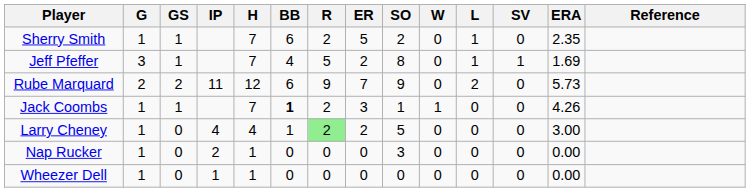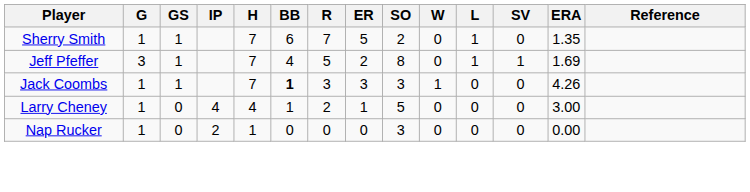(327, 38) 2 -> (327, 38) 7
(566, 38) 2.35 -> (566, 38) 1.35
- row: (64, 84)
(327, 107) 2 -> (327, 84) 3
(401, 107) 1 -> (401, 84) 3
(327, 130) lightgreen background -> (327, 107) no background
(364, 130) 2 -> (364, 107) 1
- row: (64, 175)
